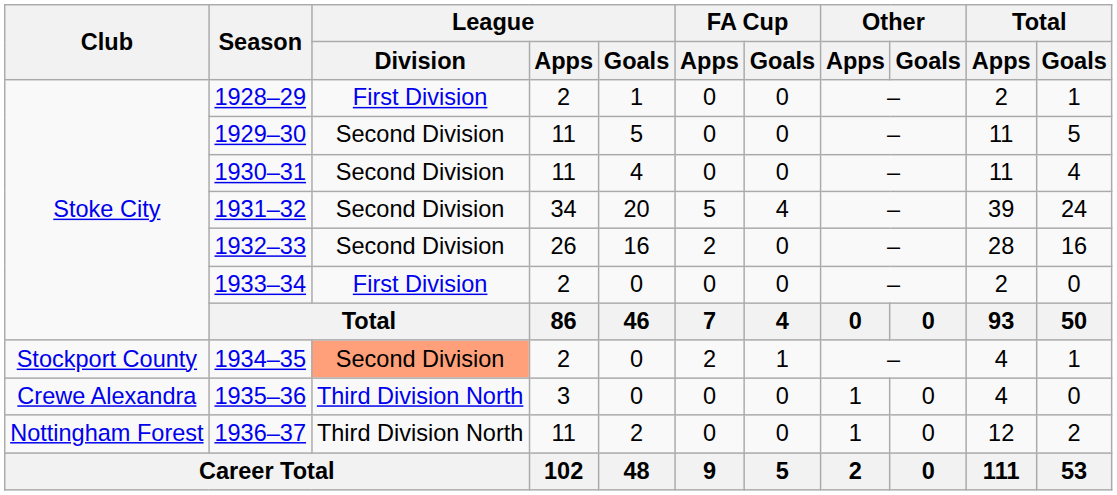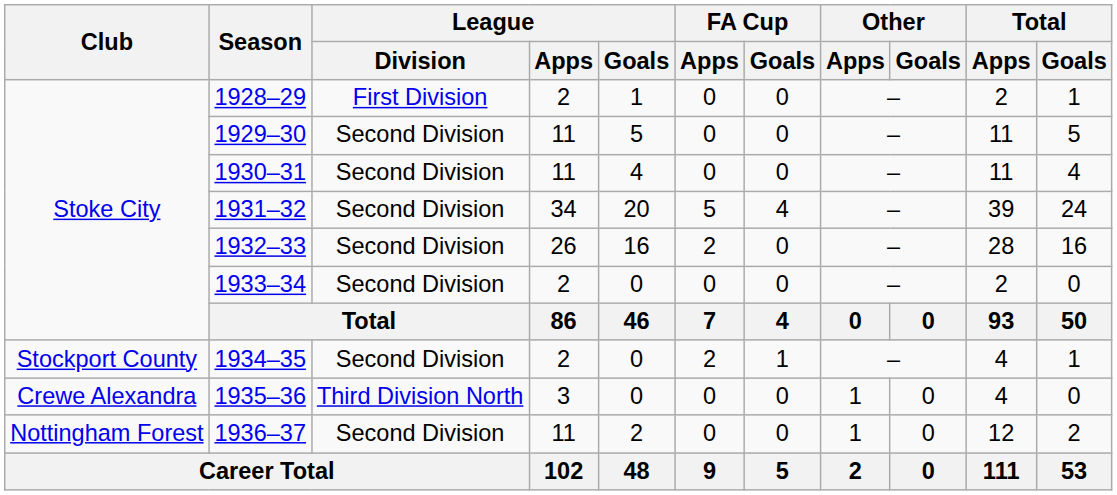(420, 284) First Division -> (420, 284) Second Division
(420, 358) lightsalmon background -> (420, 358) no background
(420, 433) Third Division North -> (420, 433) Second Division
